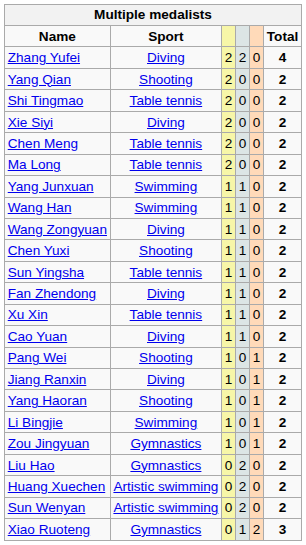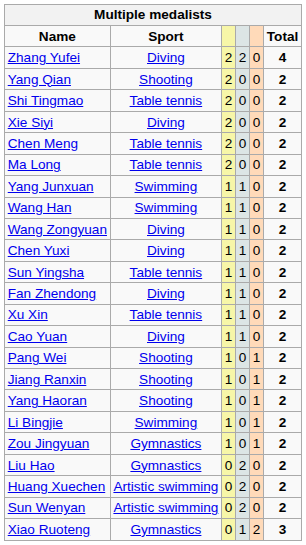(166, 251) Shooting -> (166, 251) Diving
(166, 379) Diving -> (166, 379) Shooting
